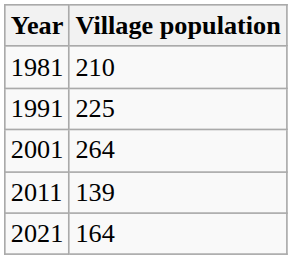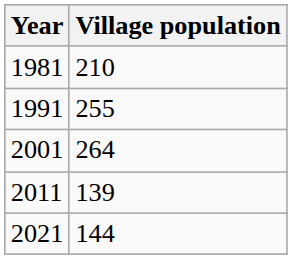(95, 108) 225 -> (95, 108) 255
(95, 233) 164 -> (95, 233) 144
